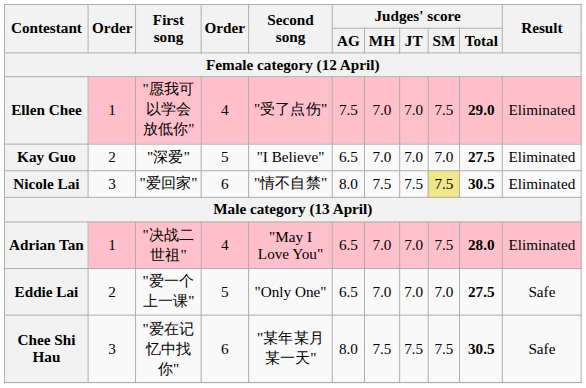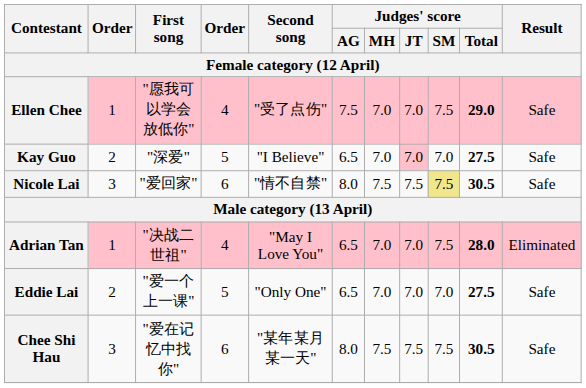(542, 110) Eliminated -> (542, 110) Safe
(414, 157) no background -> (414, 157) pink background
(542, 157) Eliminated -> (542, 157) Safe
(542, 184) Eliminated -> (542, 184) Safe
